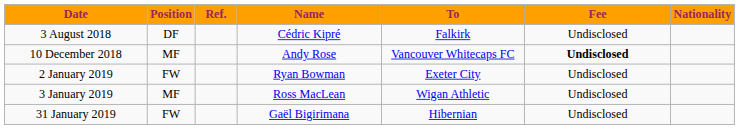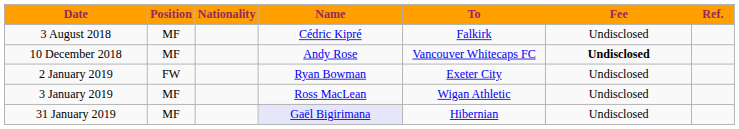columns swapped: (702, 14) <-> (216, 14)
(171, 34) DF -> (171, 34) MF
(171, 114) FW -> (171, 114) MF
(309, 114) no background -> (330, 114) lavender background
